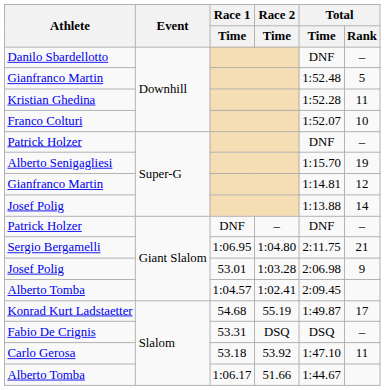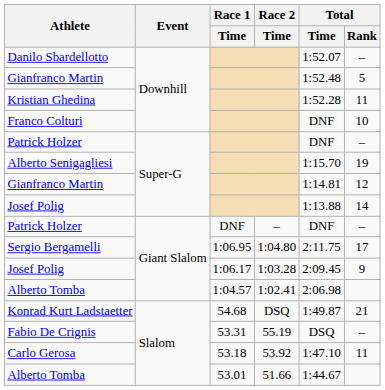(322, 57) DNF -> (322, 57) 1:52.07
(322, 121) 1:52.07 -> (322, 121) DNF
(362, 247) 21 -> (362, 247) 17
(232, 269) 53.01 -> (232, 269) 1:06.17
(322, 269) 2:06.98 -> (322, 269) 2:09.45
(322, 290) 2:09.45 -> (322, 290) 2:06.98
(277, 311) 55.19 -> (277, 311) DSQ
(362, 311) 17 -> (362, 311) 21
(277, 332) DSQ -> (277, 332) 55.19
(232, 374) 1:06.17 -> (232, 374) 53.01
